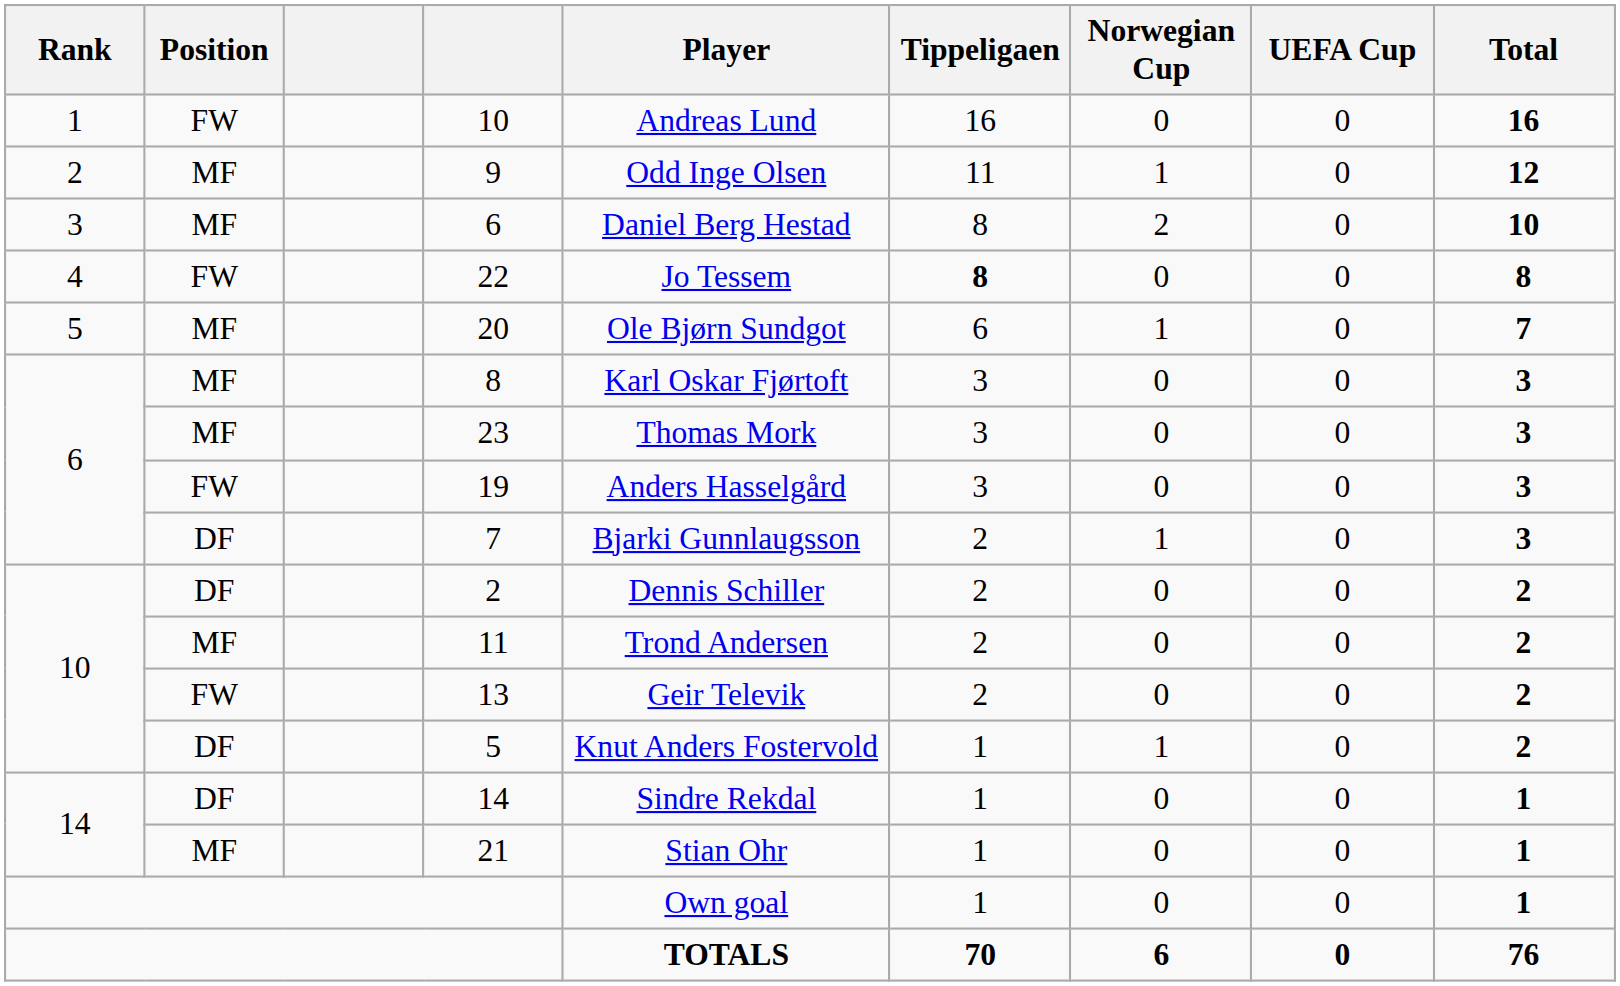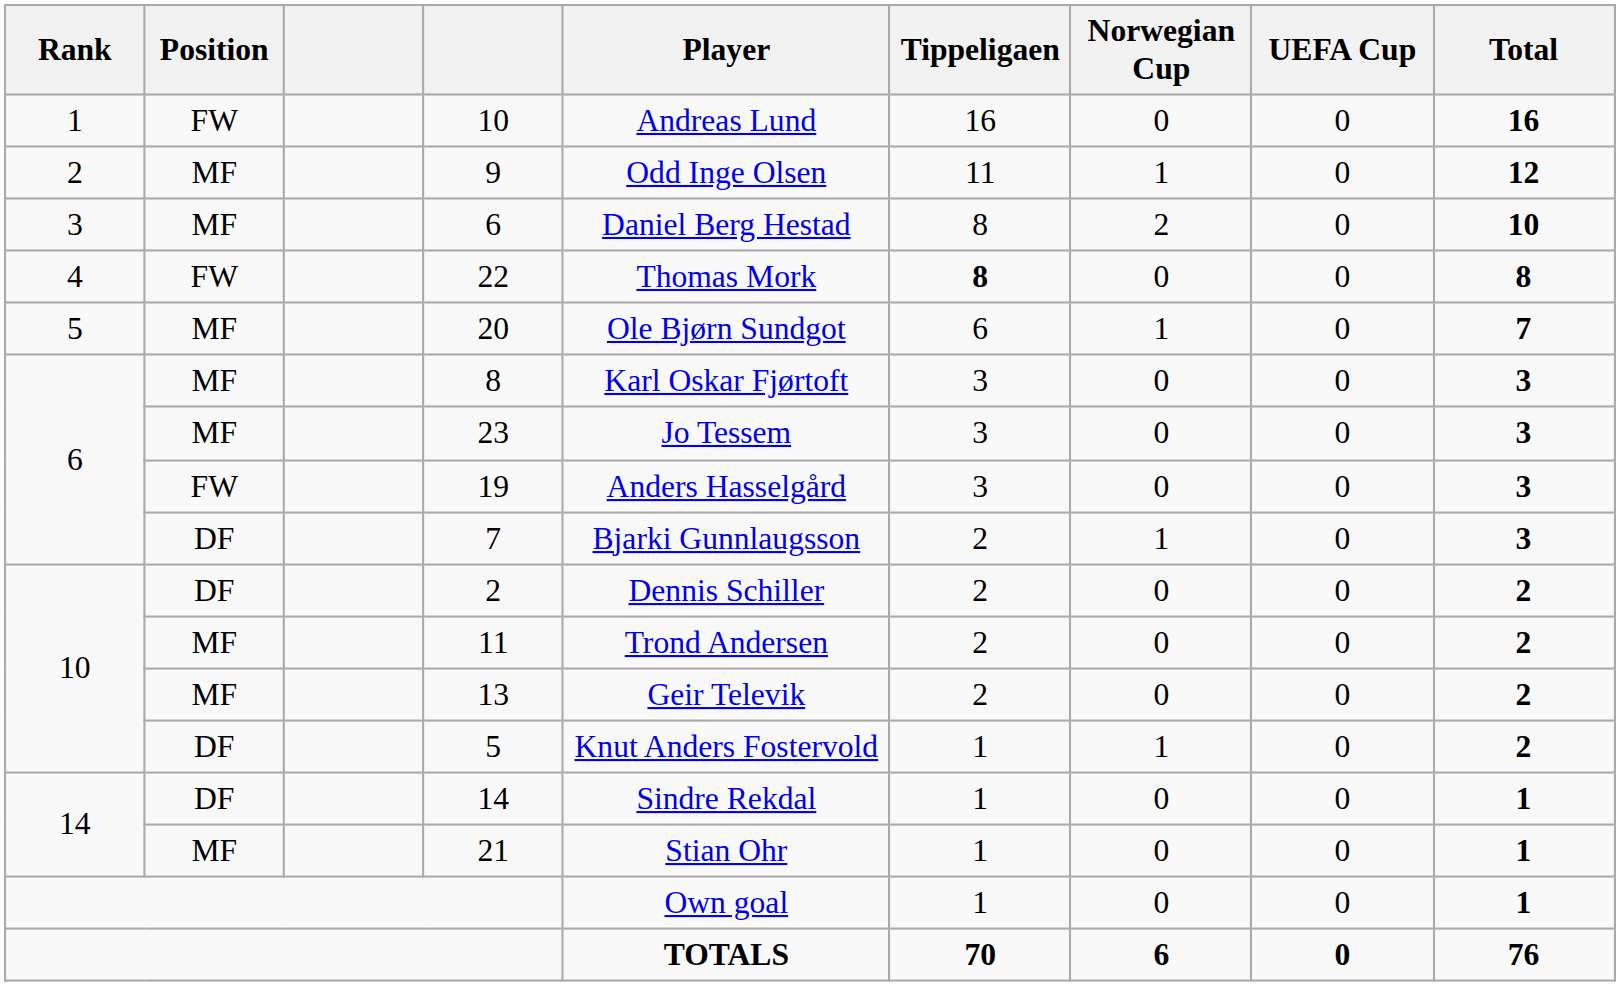(726, 276) Jo Tessem -> (726, 276) Thomas Mork
(726, 433) Thomas Mork -> (726, 433) Jo Tessem
(214, 693) FW -> (214, 693) MF
